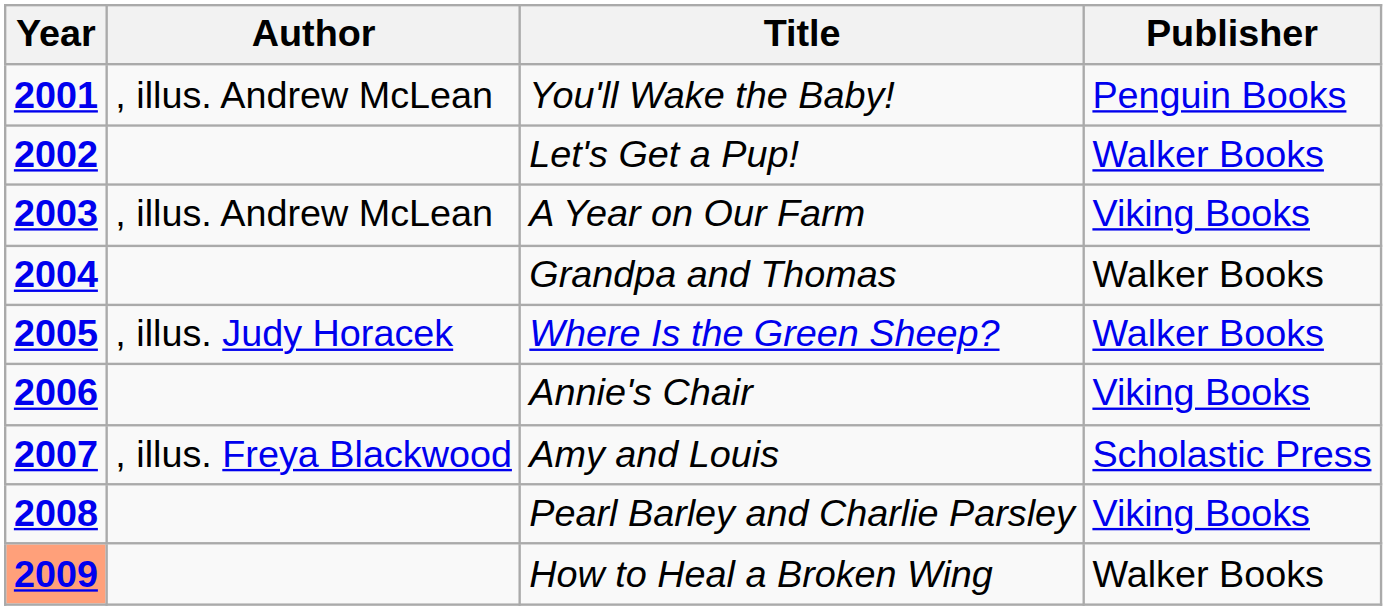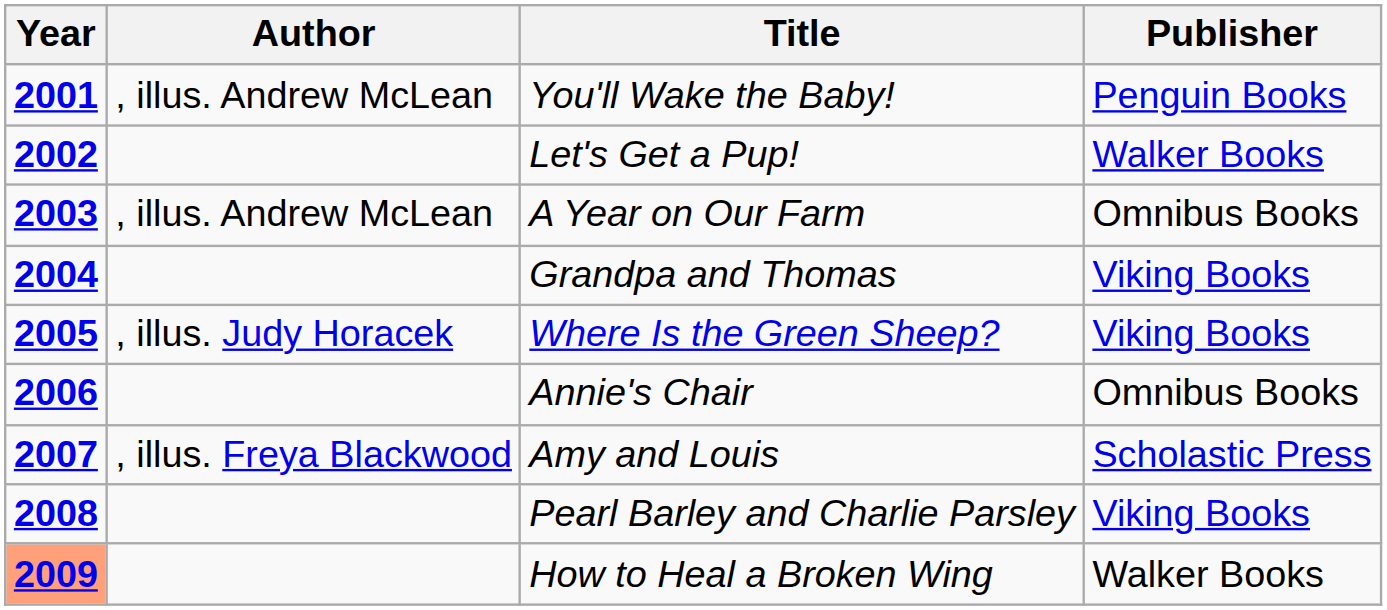(1201, 214) Viking Books -> (1226, 214) Omnibus Books
(1208, 273) Walker Books -> (1201, 273) Viking Books
(1208, 333) Walker Books -> (1201, 333) Viking Books
(1201, 393) Viking Books -> (1226, 393) Omnibus Books
